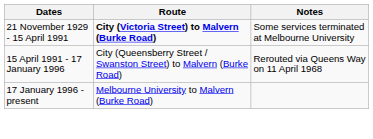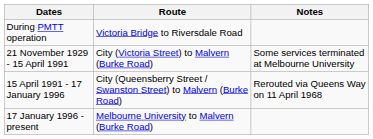+ row: (35, 32)
(167, 32) bold -> (163, 58) normal
